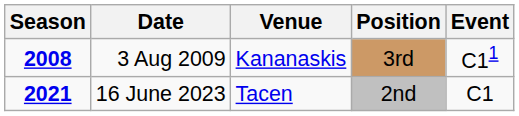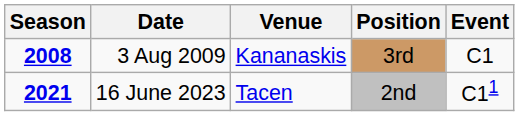(480, 58) C11 -> (480, 56) C1
(480, 94) C1 -> (480, 92) C11
